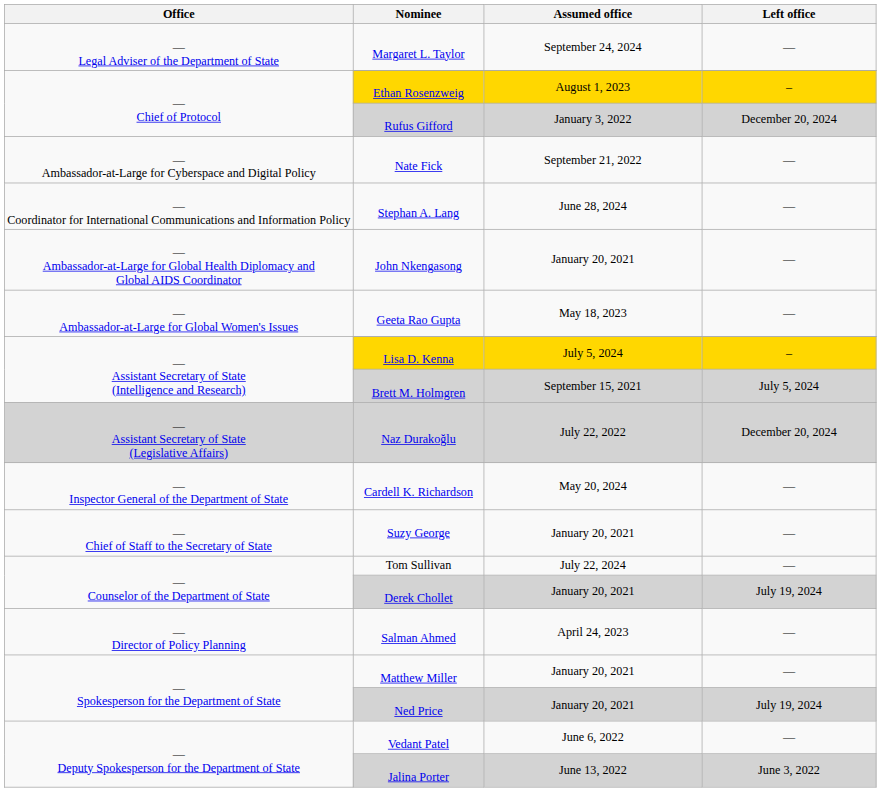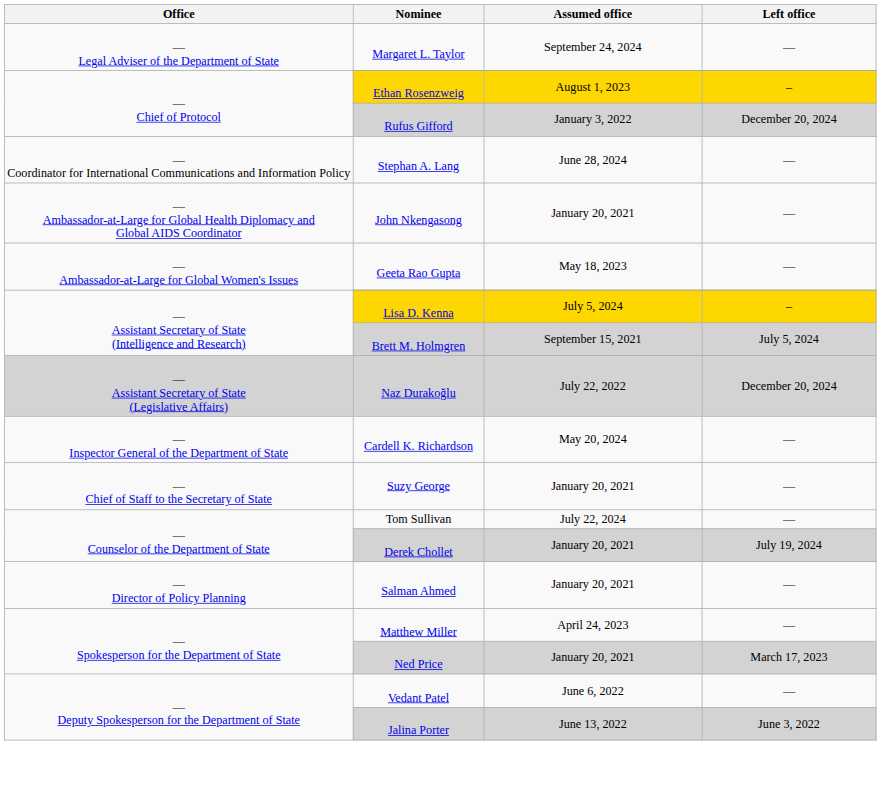- row: (179, 166)
(593, 631) April 24, 2023 -> (593, 585) January 20, 2021
(593, 671) January 20, 2021 -> (593, 624) April 24, 2023
(789, 704) July 19, 2024 -> (789, 657) March 17, 2023
